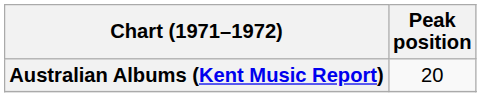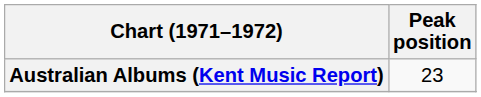(432, 75) 20 -> (432, 75) 23
